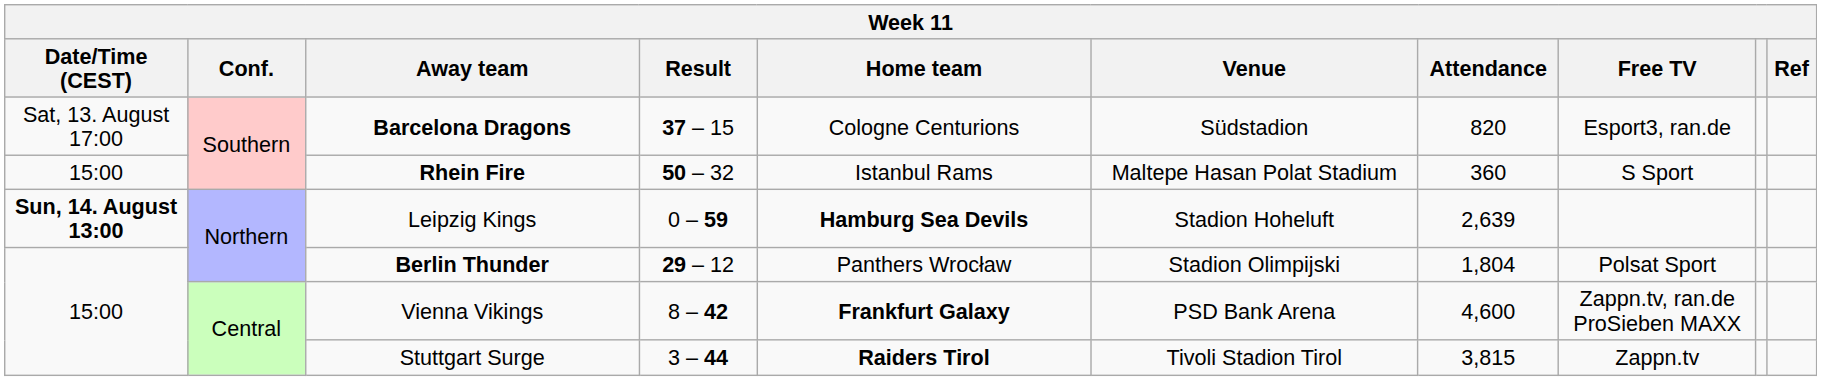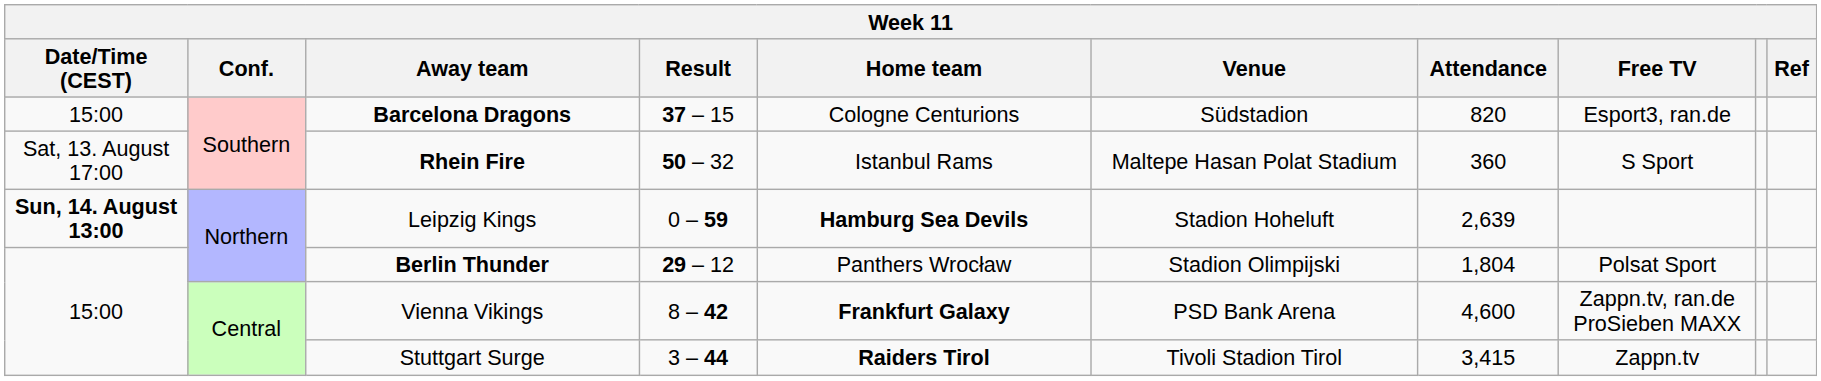(96, 127) Sat, 13. August 17:00 -> (96, 114) 15:00
(96, 173) 15:00 -> (96, 161) Sat, 13. August 17:00
(1488, 358) 3,815 -> (1488, 358) 3,415
